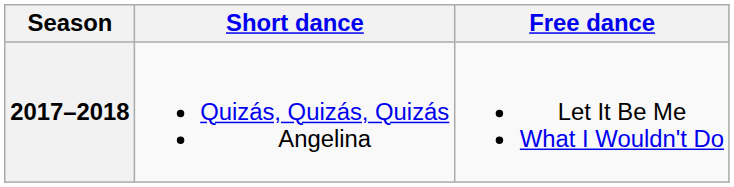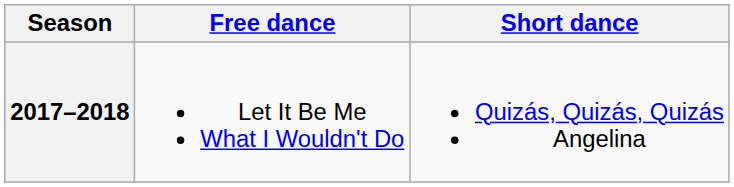columns swapped: (295, 23) <-> (592, 23)
